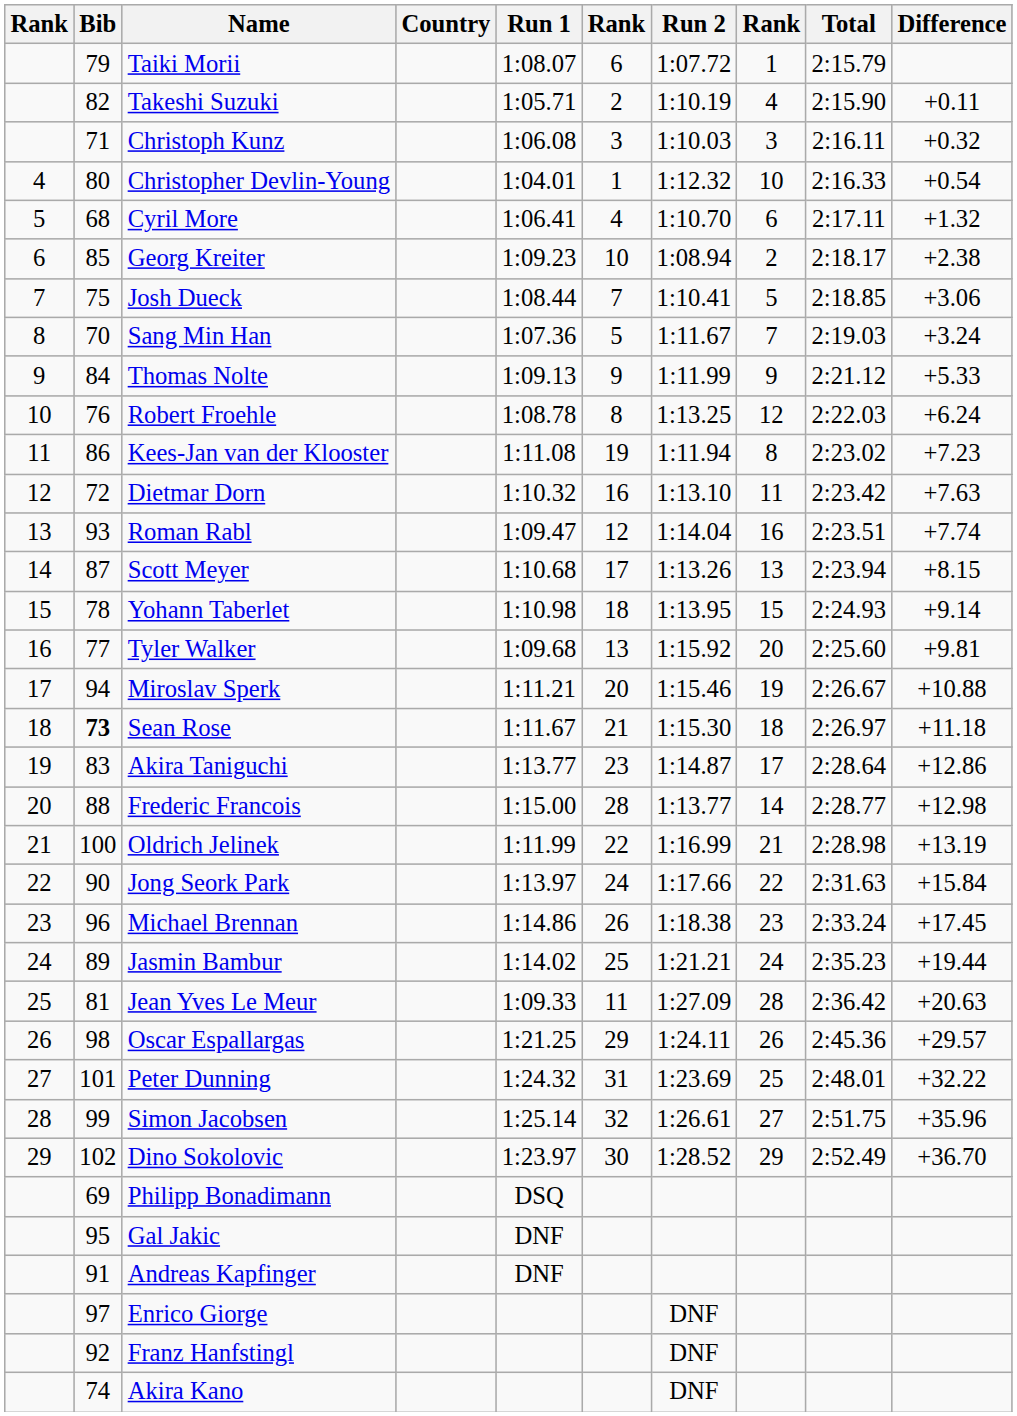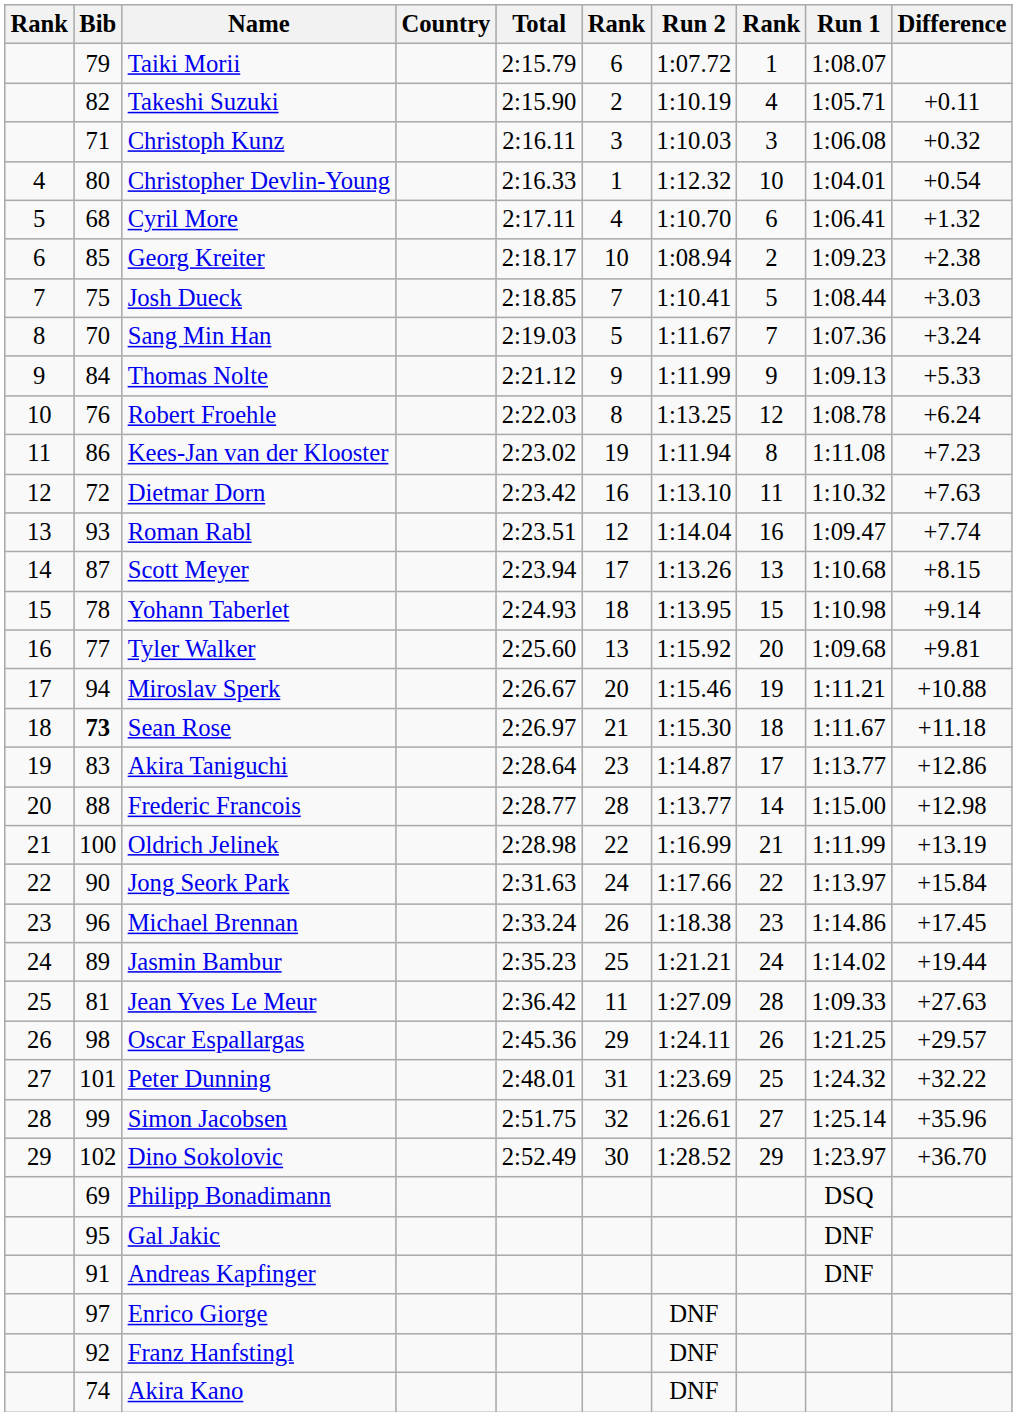columns swapped: (539, 24) <-> (849, 24)
(952, 297) +3.06 -> (952, 297) +3.03
(952, 1000) +20.63 -> (952, 1000) +27.63
